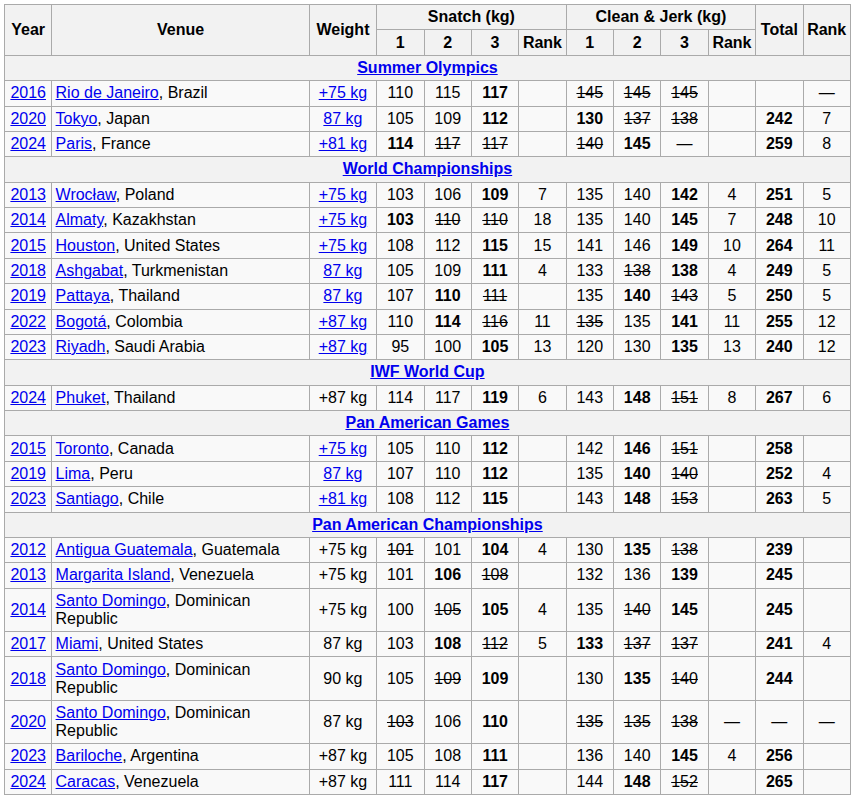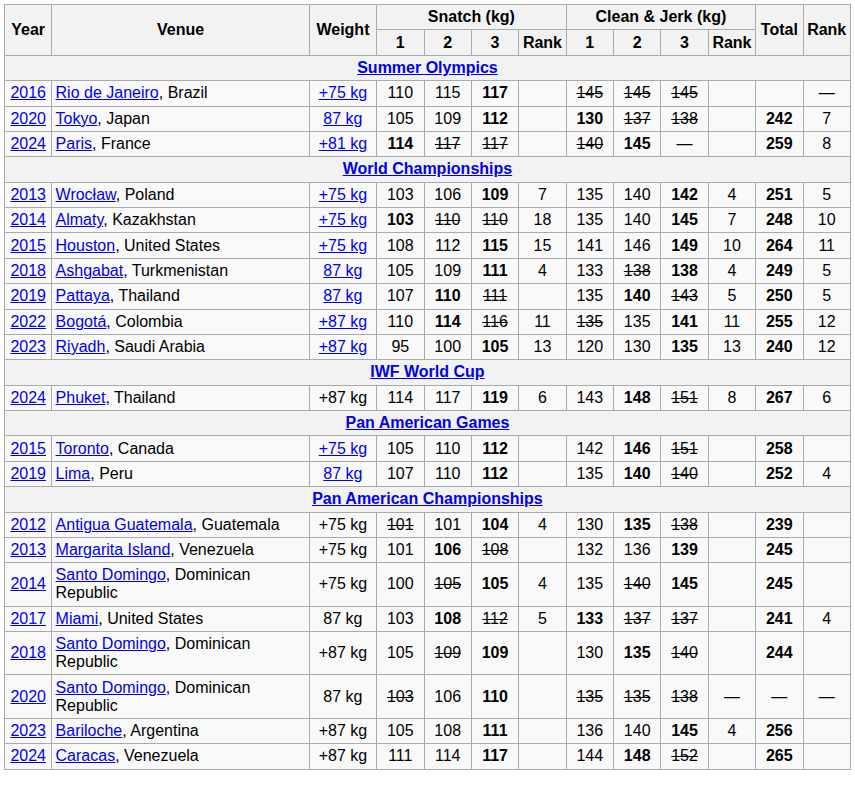- row: (28, 499)
(343, 678) 90 kg -> (343, 653) +87 kg
